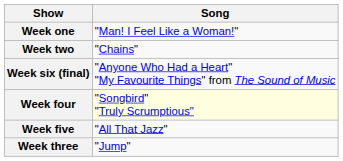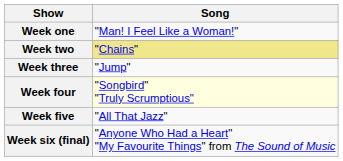(116, 49) no background -> (116, 49) khaki background
rows swapped: (48, 147) <-> (48, 73)
